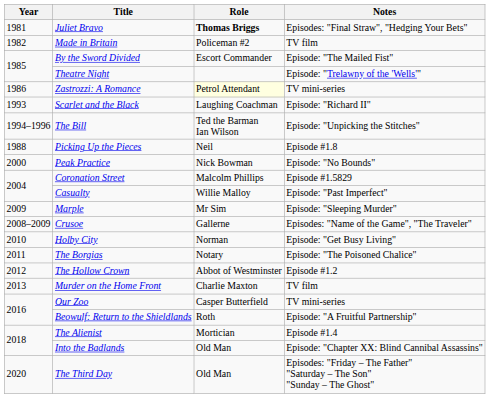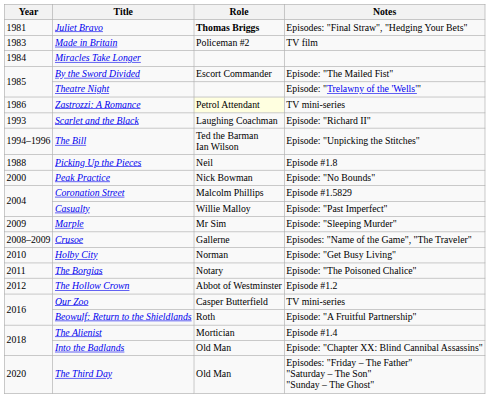(16, 43) 1982 -> (16, 43) 1983
+ row: (98, 58)
- row: (108, 286)
